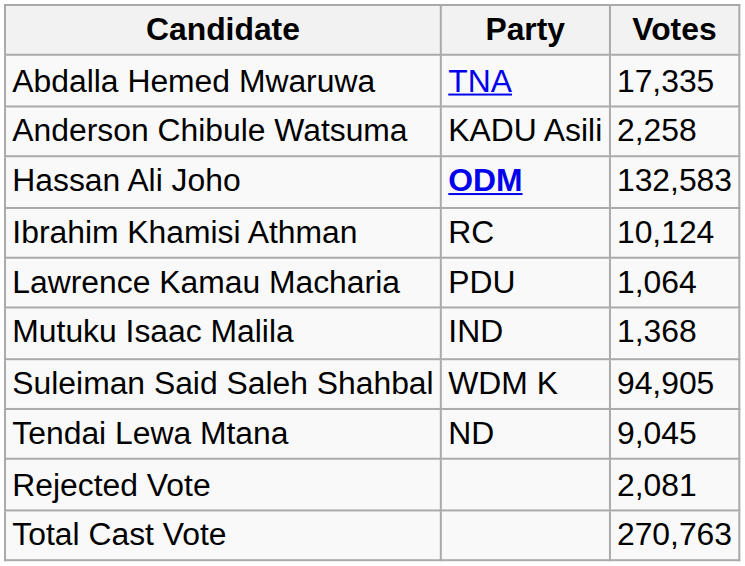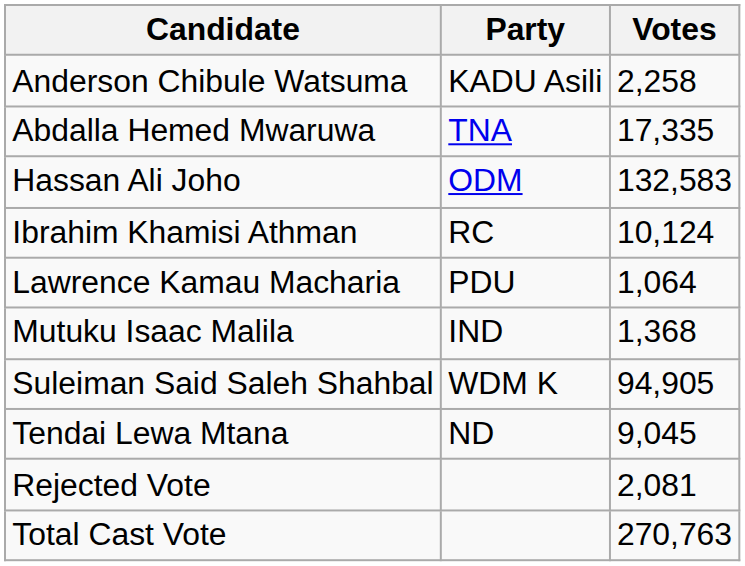rows swapped: (194, 80) <-> (210, 130)
(485, 181) bold -> (485, 181) normal
